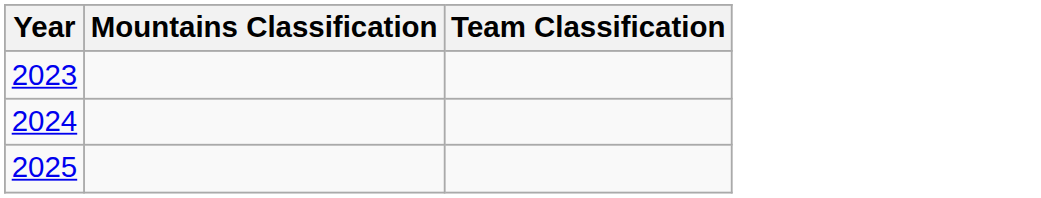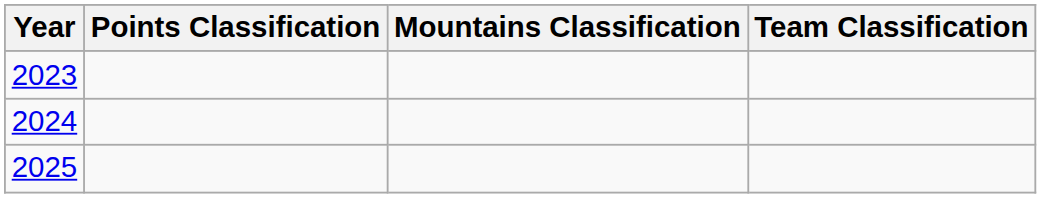+ column: (236, 27)
